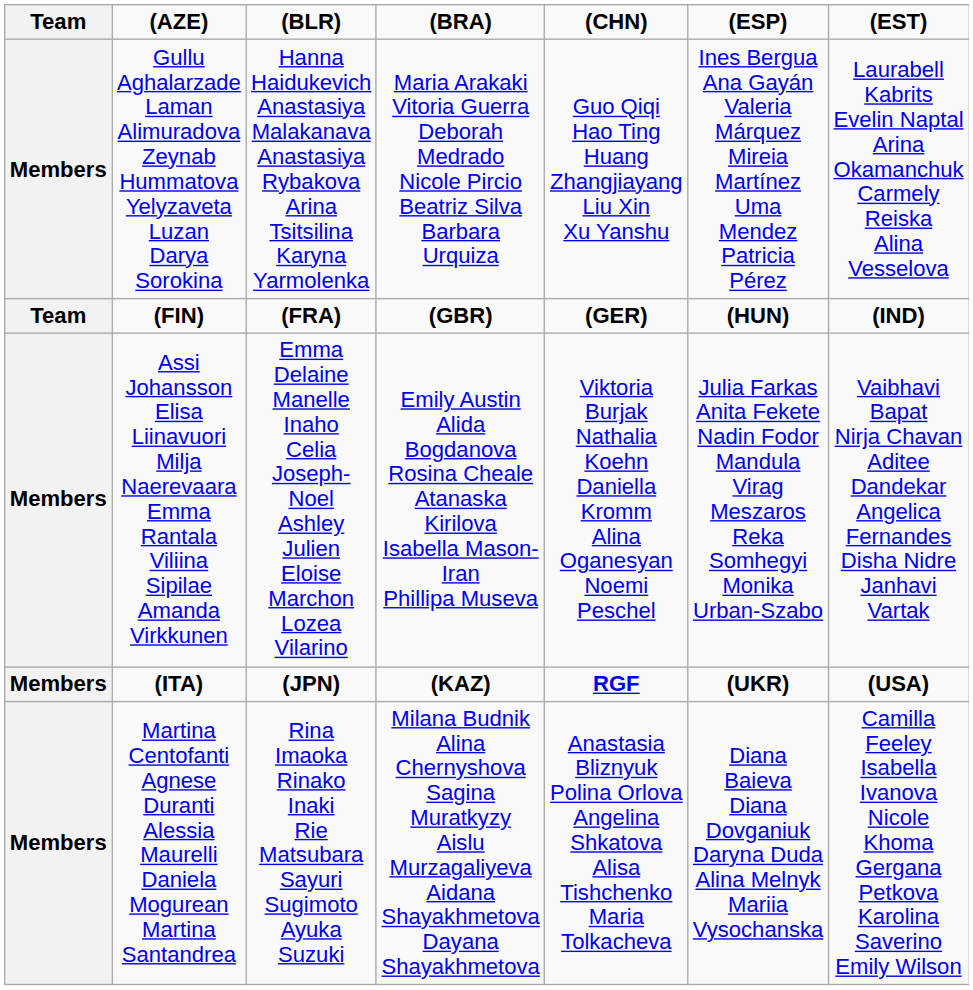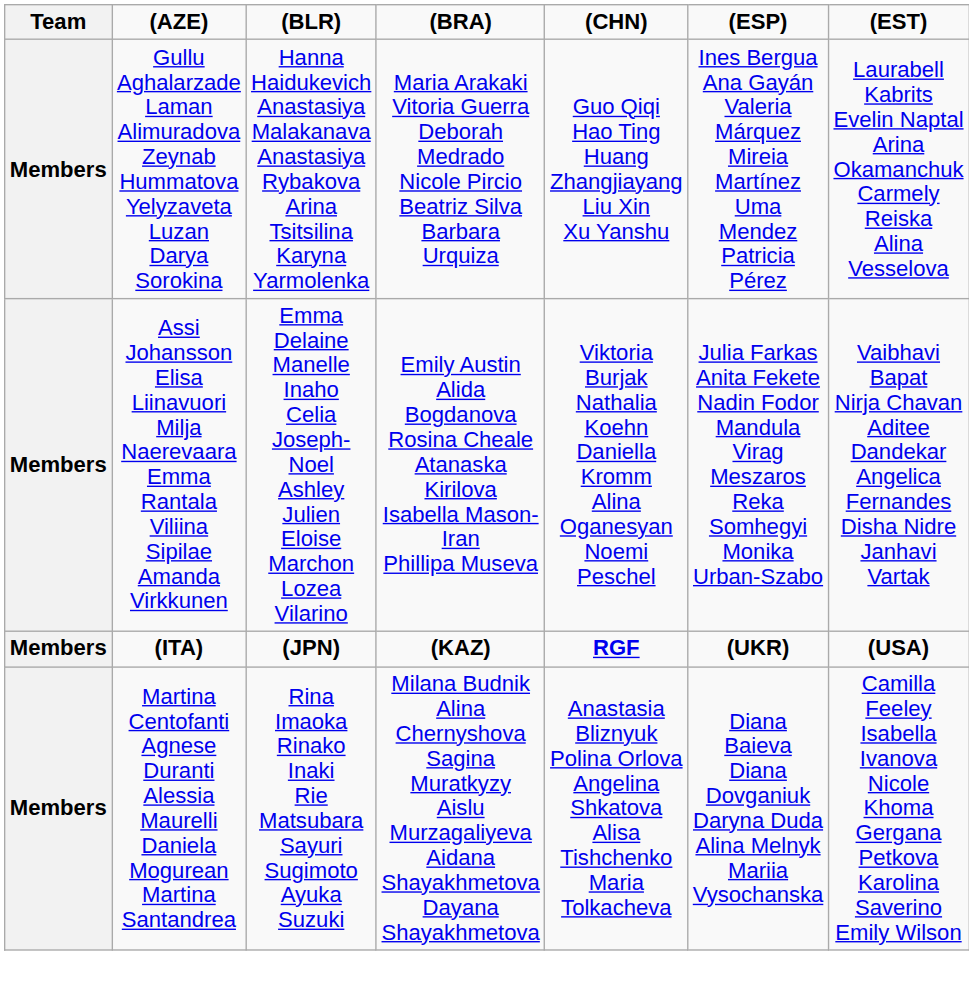- row: (179, 315)
